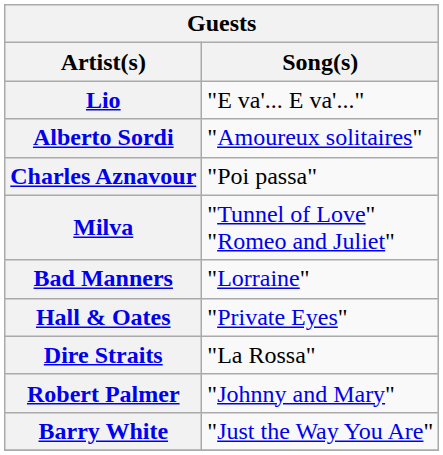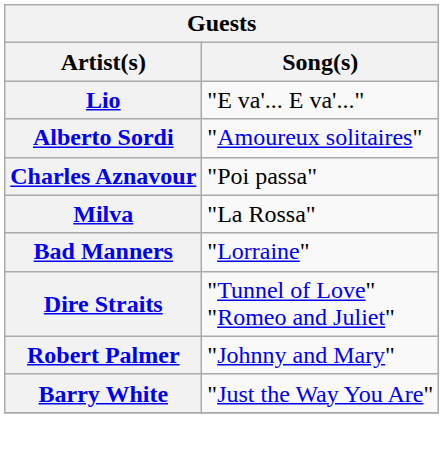(301, 227) "Tunnel of Love" "Romeo and Juliet" -> (261, 213) "La Rossa"
- row: (103, 316)
(261, 355) "La Rossa" -> (301, 303) "Tunnel of Love" "Romeo and Juliet"
